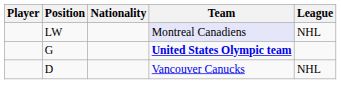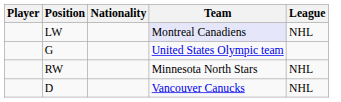(222, 50) bold -> (218, 50) normal
+ row: (54, 69)
